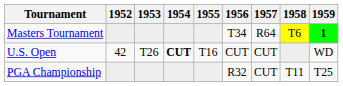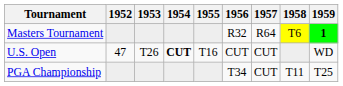(237, 33) T34 -> (237, 33) R32
(120, 52) 42 -> (120, 52) 47
(237, 72) R32 -> (237, 72) T34
